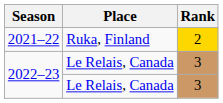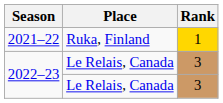(198, 39) 2 -> (198, 39) 1
